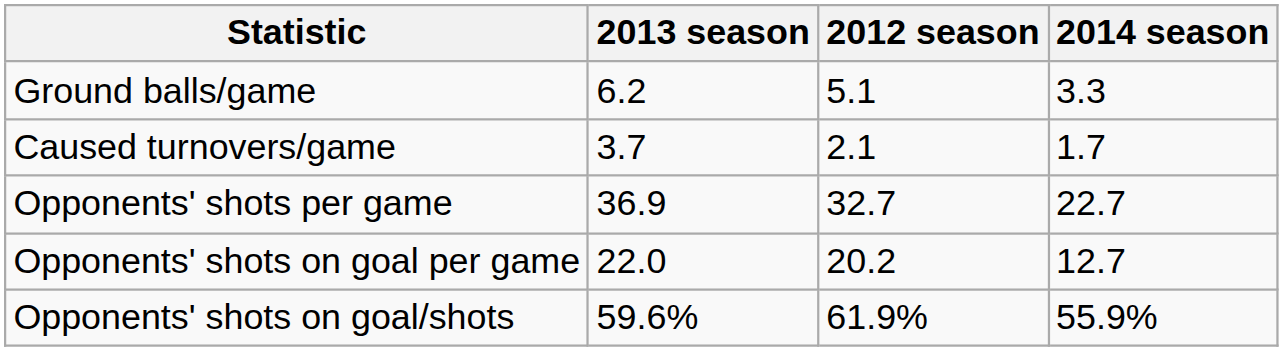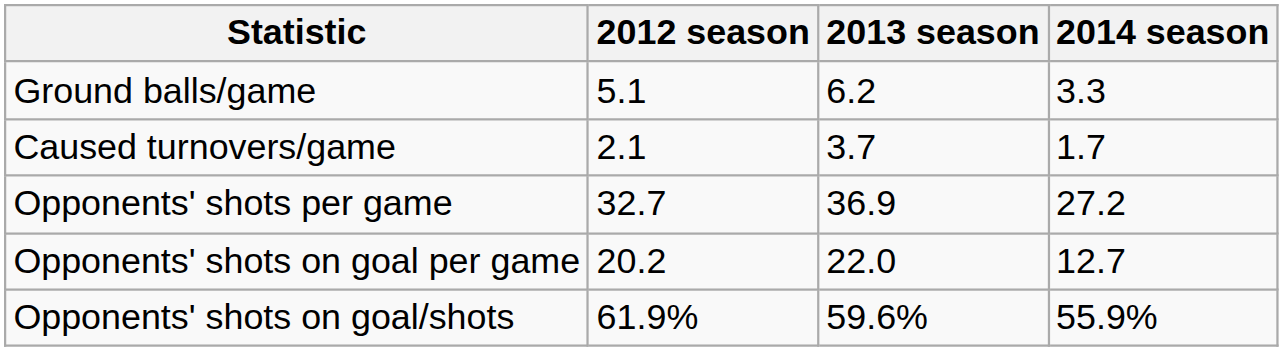columns swapped: (933, 32) <-> (703, 32)
(1091, 203) 22.7 -> (1091, 203) 27.2
